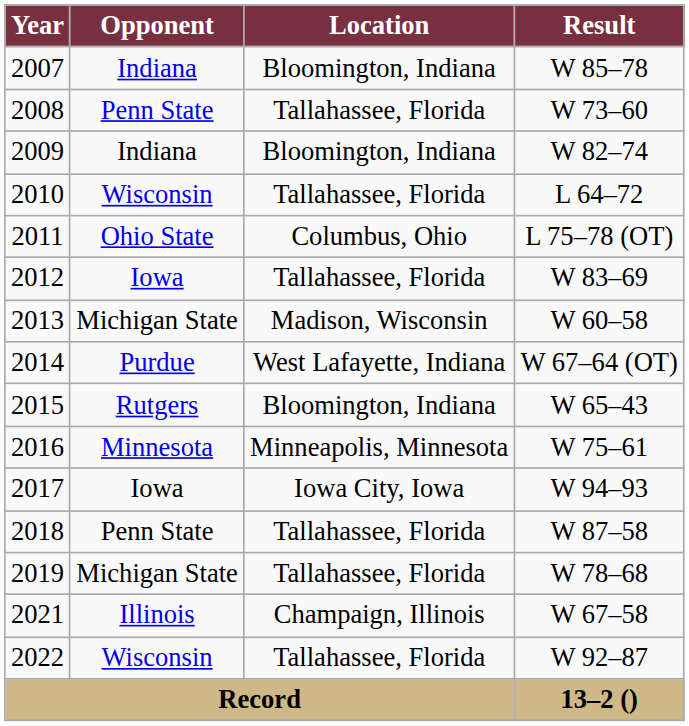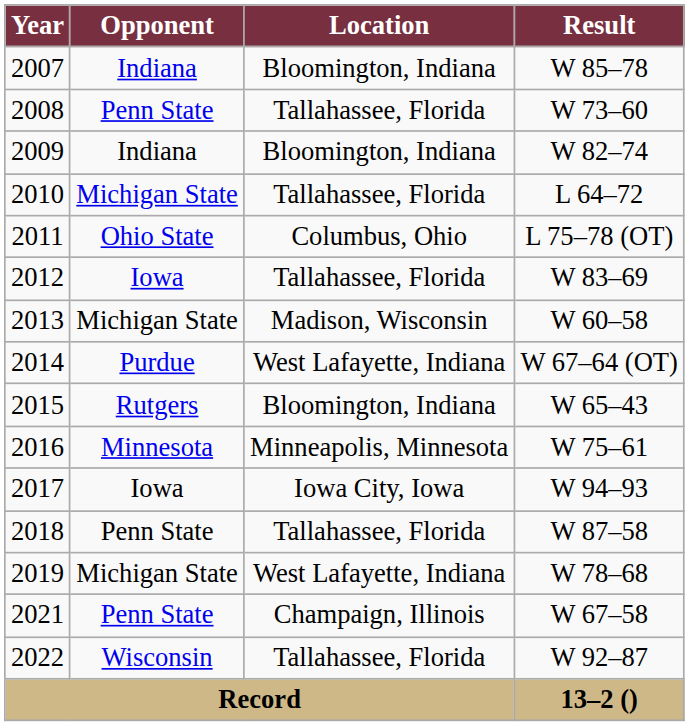(157, 194) Wisconsin -> (157, 194) Michigan State
(379, 573) Tallahassee, Florida -> (379, 573) West Lafayette, Indiana
(157, 615) Illinois -> (157, 615) Penn State
